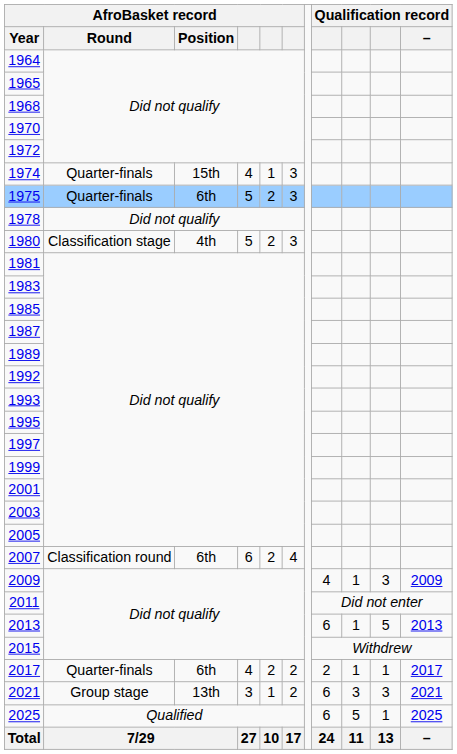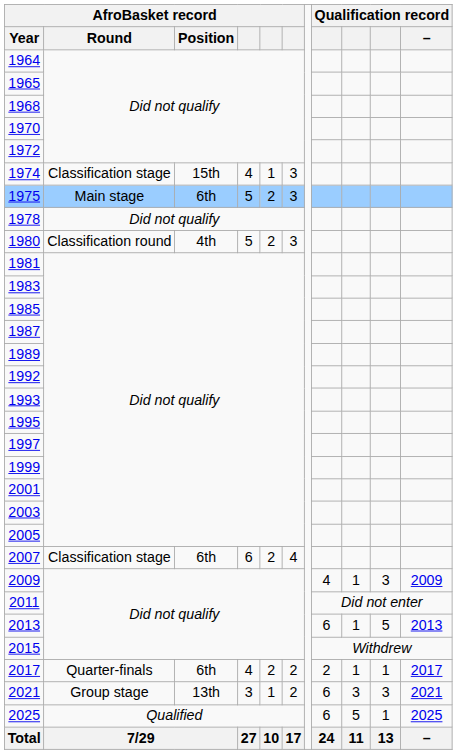(109, 173) Quarter-finals -> (109, 173) Classification stage
(109, 196) Quarter-finals -> (109, 196) Main stage
(109, 241) Classification stage -> (109, 241) Classification round
(109, 557) Classification round -> (109, 557) Classification stage
